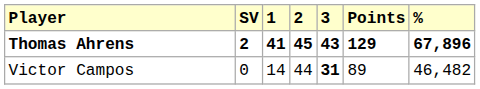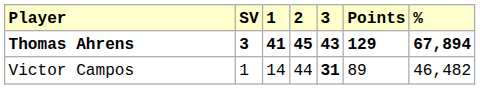(244, 44) 2 -> (244, 44) 3
(442, 44) 67,896 -> (442, 44) 67,894
(244, 70) 0 -> (244, 70) 1
